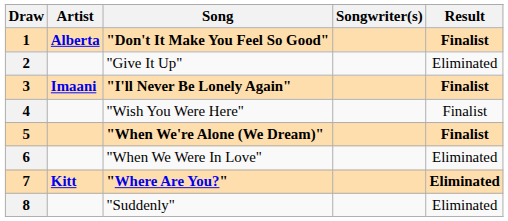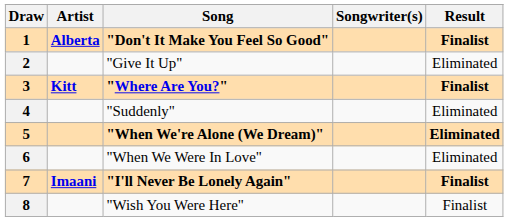(74, 87) Imaani -> (64, 87) Kitt
(199, 87) "I'll Never Be Lonely Again" -> (167, 87) "Where Are You?"
(175, 110) "Wish You Were Here" -> (141, 110) "Suddenly"
(465, 110) Finalist -> (465, 110) Eliminated
(465, 134) Finalist -> (465, 134) Eliminated
(64, 181) Kitt -> (74, 181) Imaani
(167, 181) "Where Are You?" -> (199, 181) "I'll Never Be Lonely Again"
(465, 181) Eliminated -> (465, 181) Finalist
(141, 205) "Suddenly" -> (175, 205) "Wish You Were Here"
(465, 205) Eliminated -> (465, 205) Finalist
